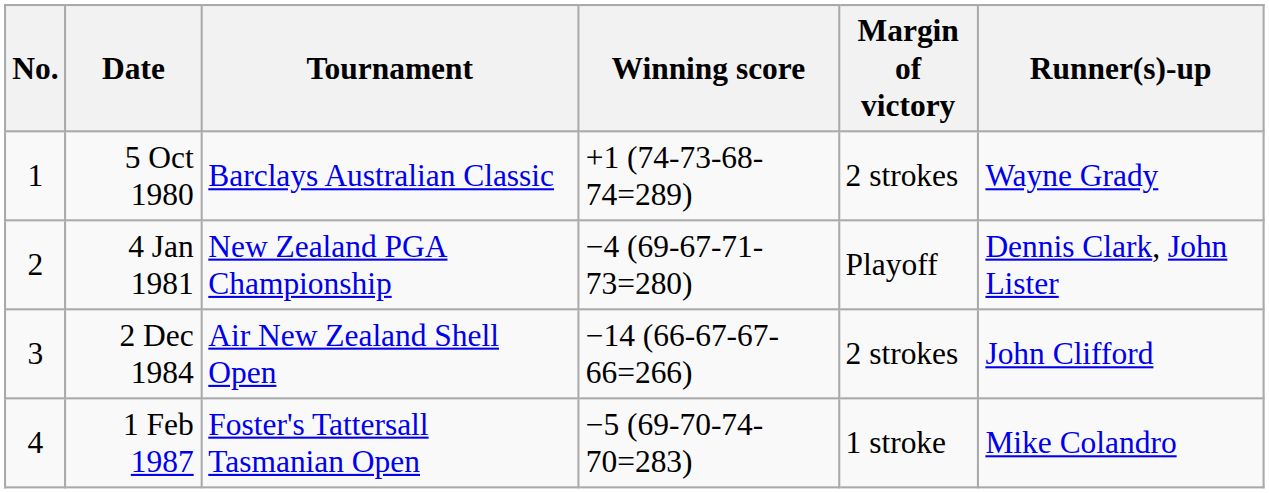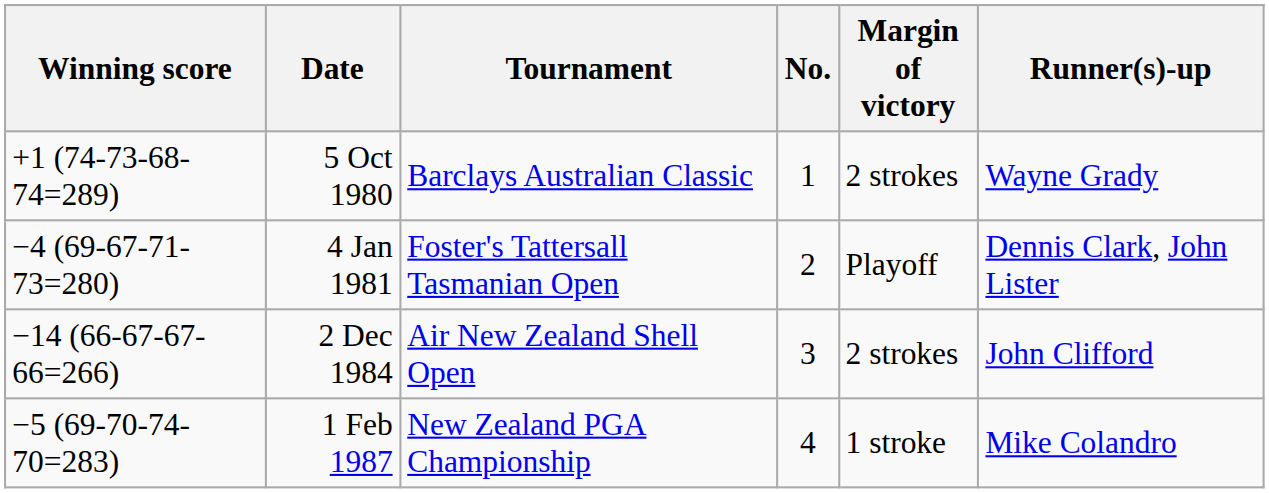columns swapped: (35, 67) <-> (708, 67)
(328, 264) New Zealand PGA Championship -> (517, 264) Foster's Tattersall Tasmanian Open
(318, 443) Foster's Tattersall Tasmanian Open -> (527, 443) New Zealand PGA Championship
